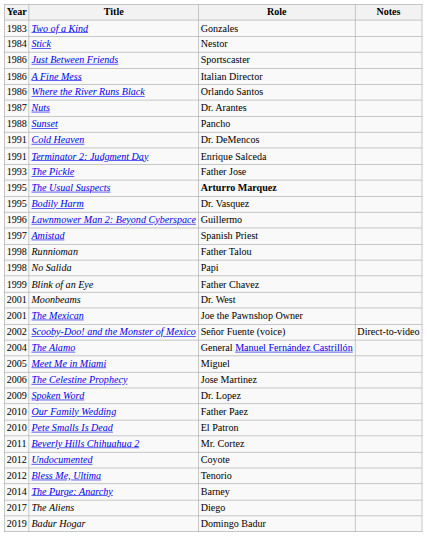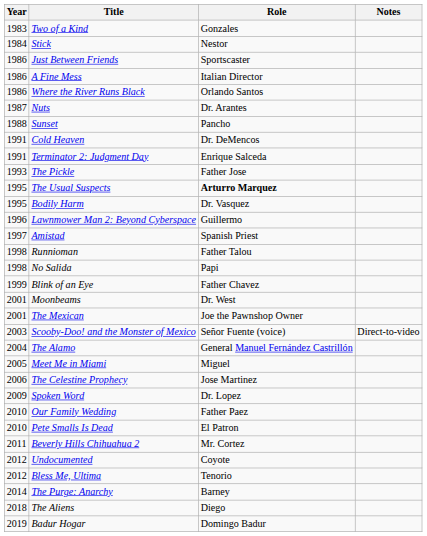(17, 332) 2002 -> (17, 332) 2003
(17, 508) 2017 -> (17, 508) 2018
